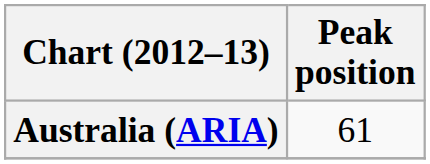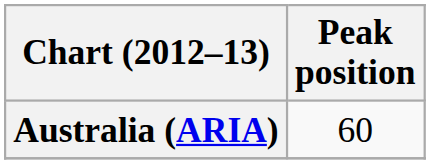(355, 128) 61 -> (355, 128) 60
